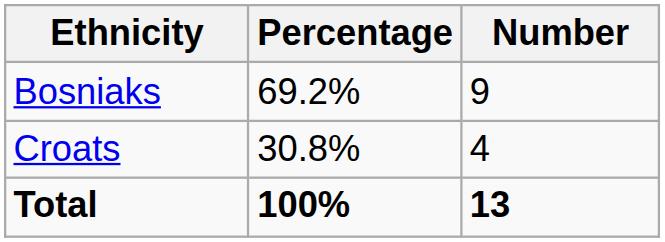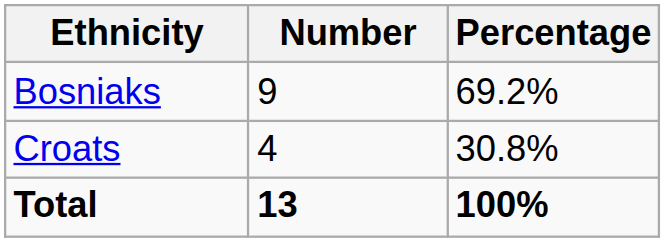columns swapped: (561, 33) <-> (355, 33)
